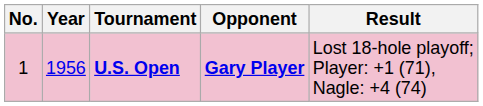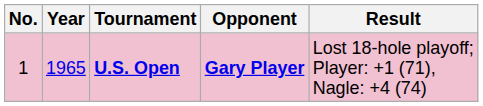(66, 67) 1956 -> (66, 67) 1965
